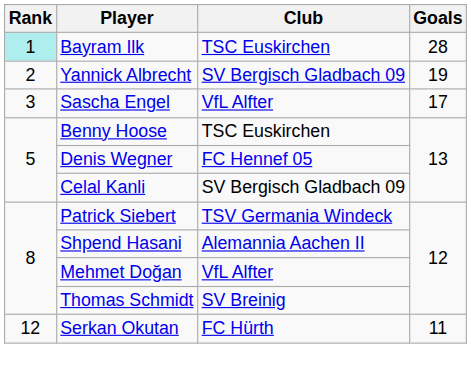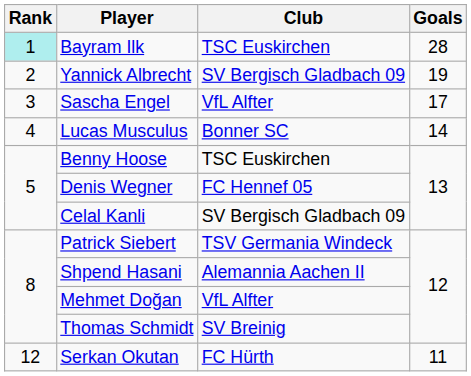+ row: (124, 131)
